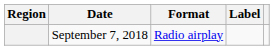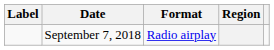columns swapped: (27, 14) <-> (245, 14)
